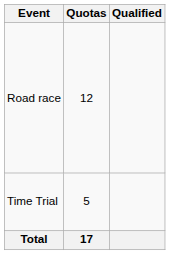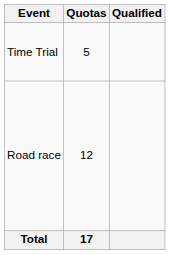rows swapped: (32, 201) <-> (34, 97)
